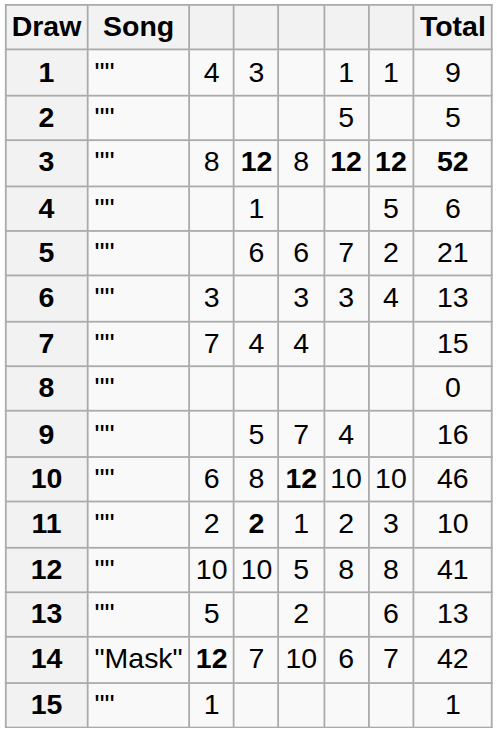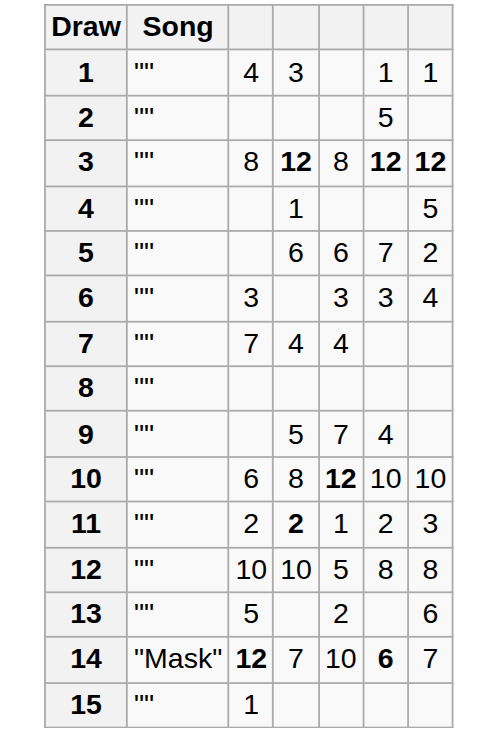- column: (453, 27)
(346, 659) normal -> (386, 659) bold
